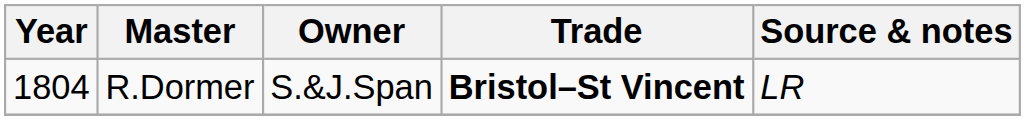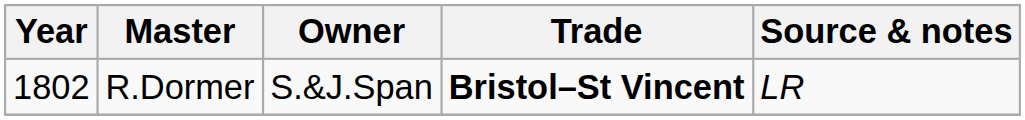(51, 86) 1804 -> (51, 86) 1802
